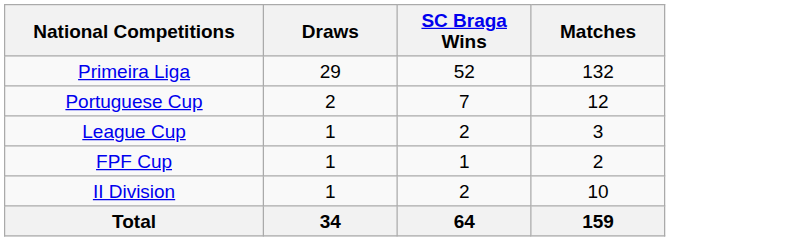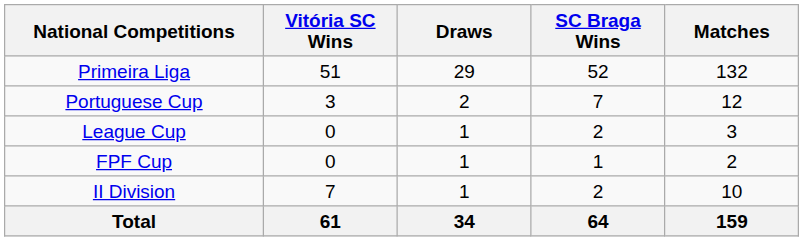+ column: (330, 30)
